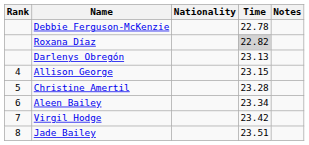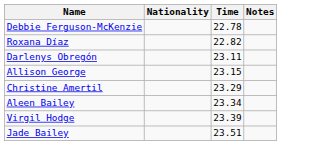- column: (18, 12)
(255, 43) lightgrey background -> (227, 43) no background
(255, 58) 23.13 -> (227, 58) 23.11
(255, 88) 23.28 -> (227, 88) 23.29
(255, 118) 23.42 -> (227, 118) 23.39
